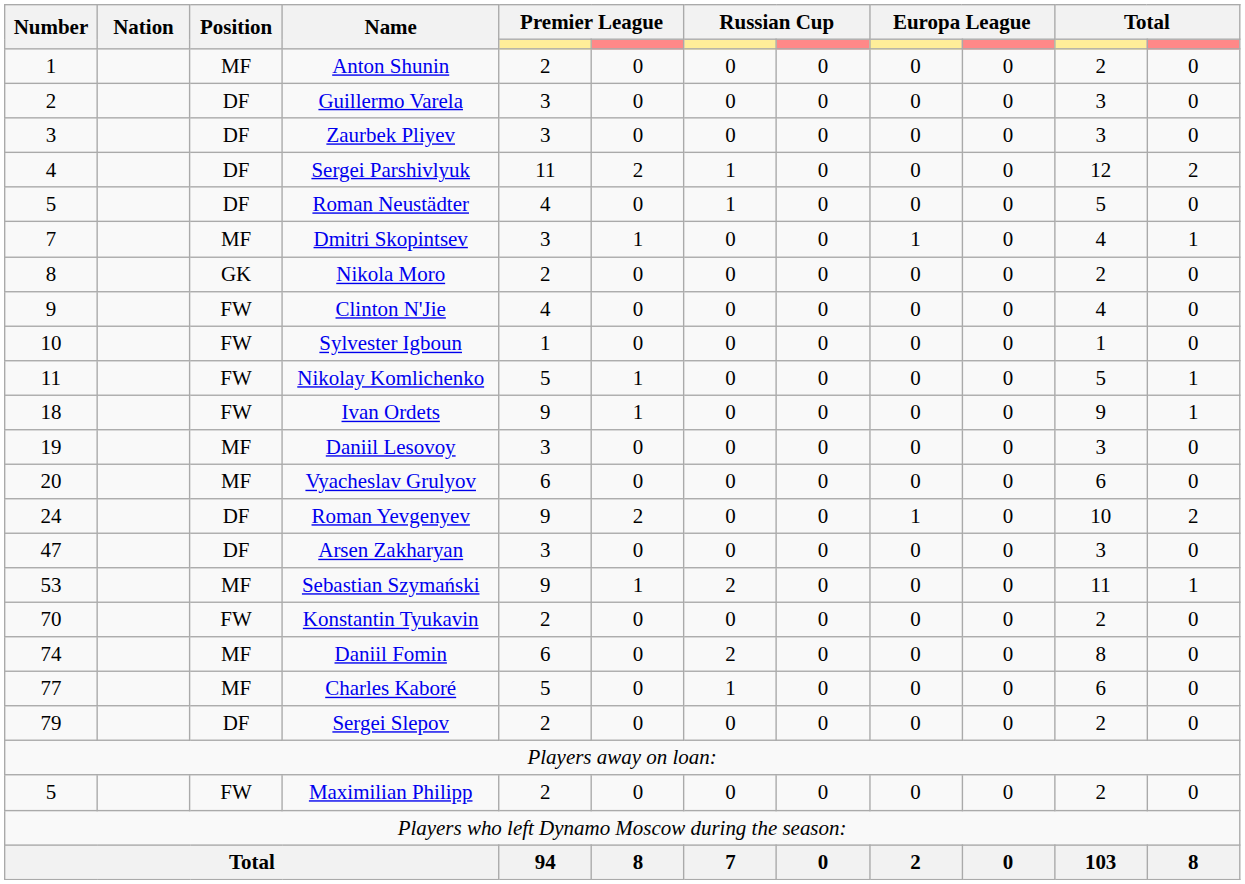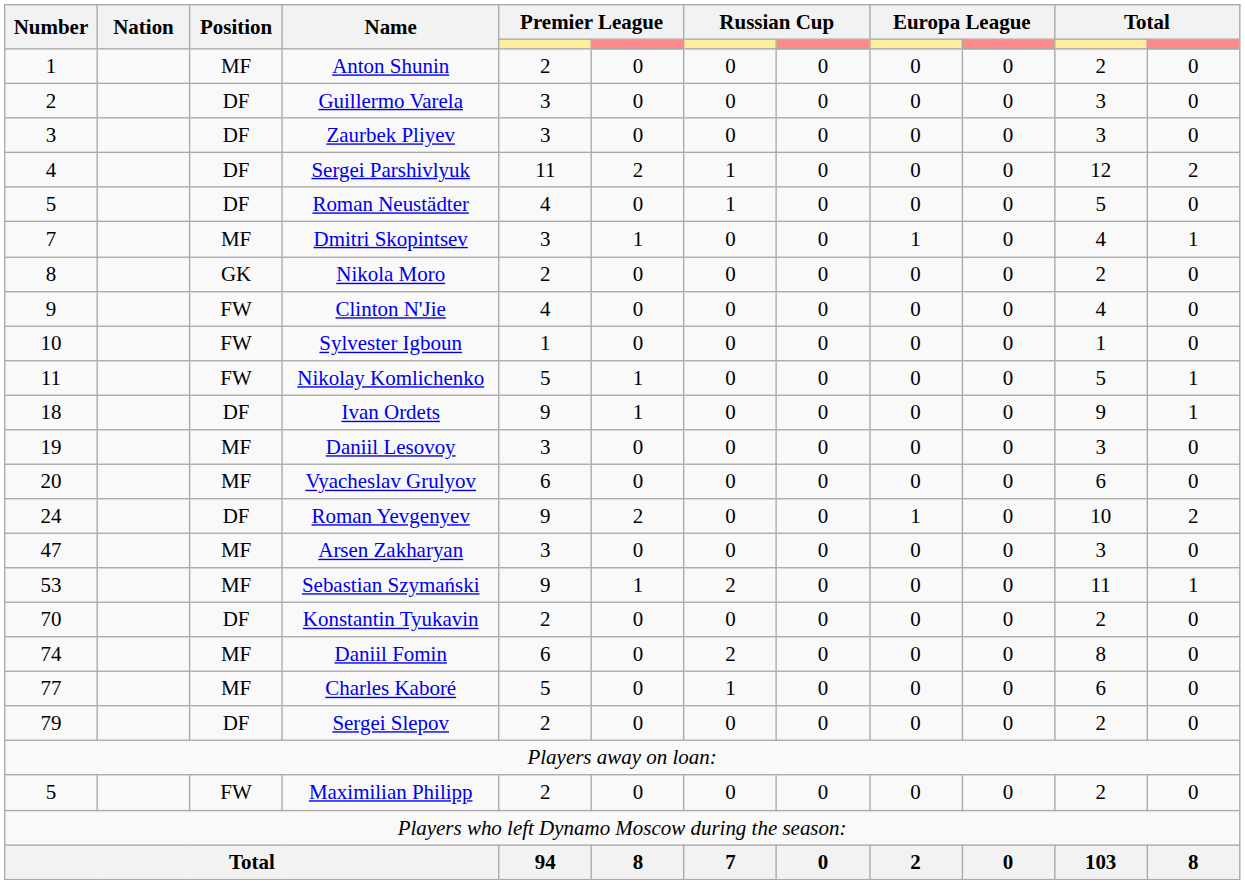(236, 412) FW -> (236, 412) DF
(236, 550) DF -> (236, 550) MF
(236, 619) FW -> (236, 619) DF
